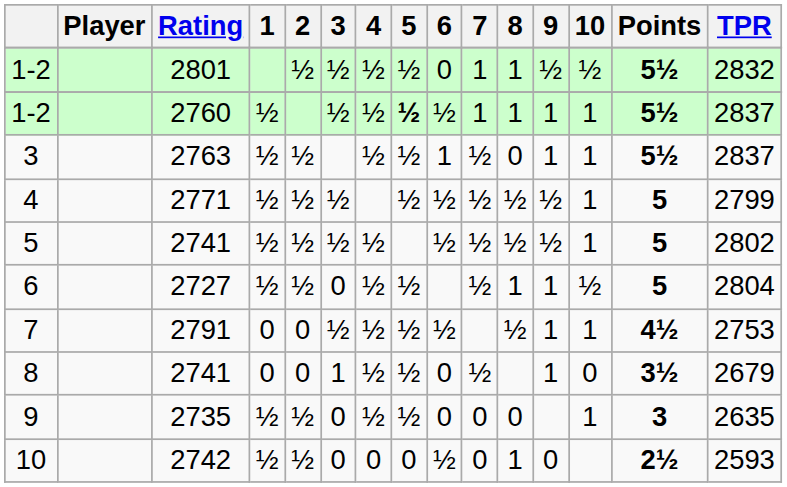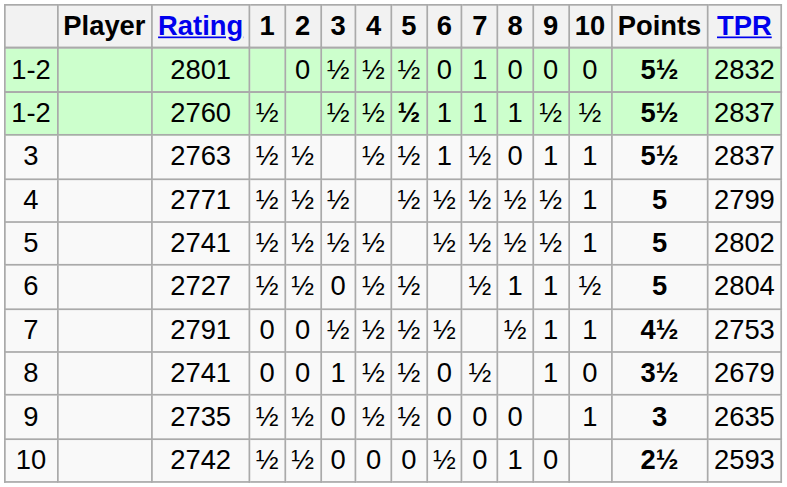(303, 69) ½ -> (303, 69) 0
(515, 69) 1 -> (515, 69) 0
(551, 69) ½ -> (551, 69) 0
(590, 69) ½ -> (590, 69) 0
(444, 112) ½ -> (444, 112) 1
(551, 112) 1 -> (551, 112) ½
(590, 112) 1 -> (590, 112) ½
